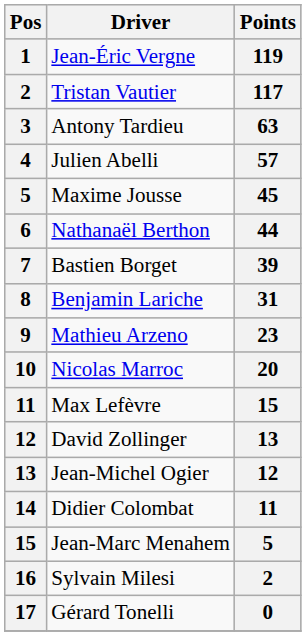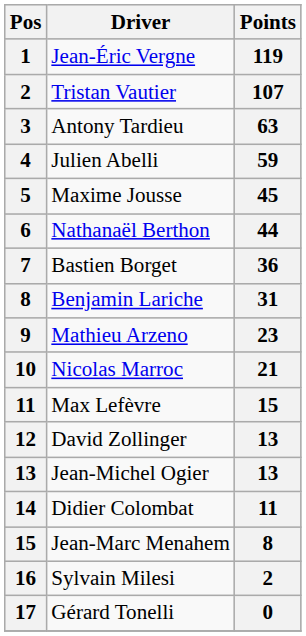(268, 91) 117 -> (268, 91) 107
(268, 160) 57 -> (268, 160) 59
(268, 264) 39 -> (268, 264) 36
(268, 369) 20 -> (268, 369) 21
(268, 473) 12 -> (268, 473) 13
(268, 543) 5 -> (268, 543) 8
